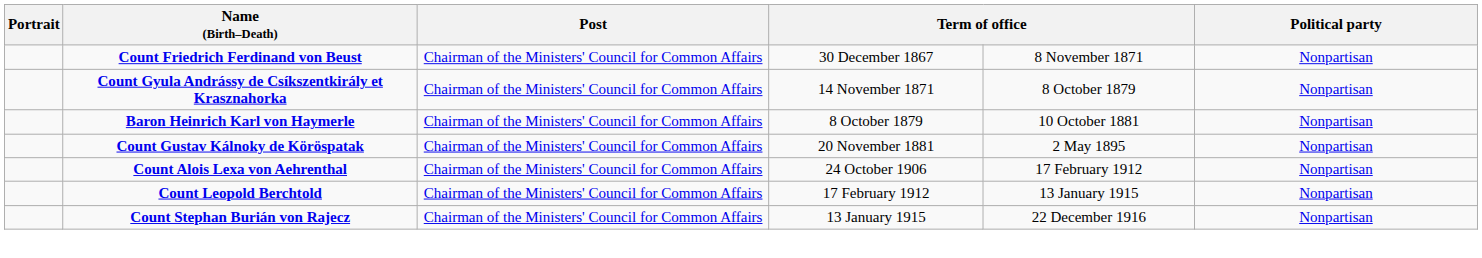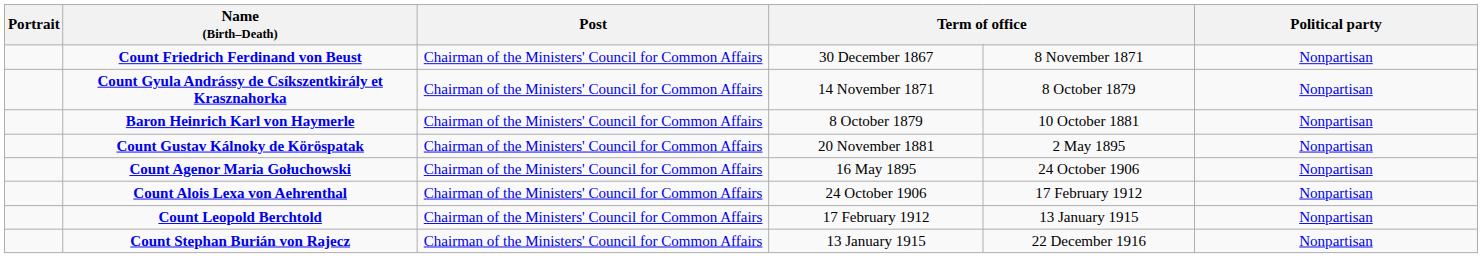+ row: (240, 169)
